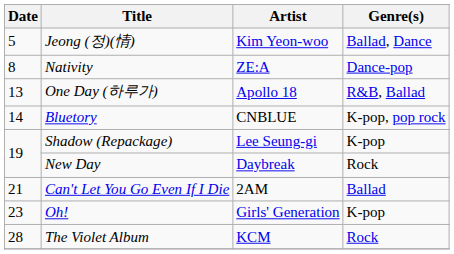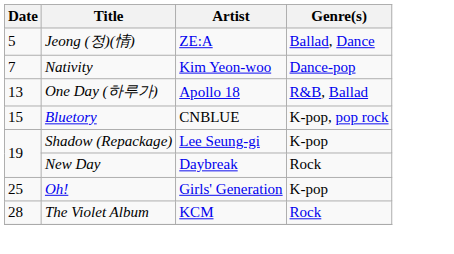(282, 41) Kim Yeon-woo -> (196, 41) ZE:A
(12, 66) 8 -> (12, 66) 7
(253, 66) ZE:A -> (225, 66) Kim Yeon-woo
(15, 117) 14 -> (15, 117) 15
- row: (137, 189)
(15, 212) 23 -> (15, 189) 25
